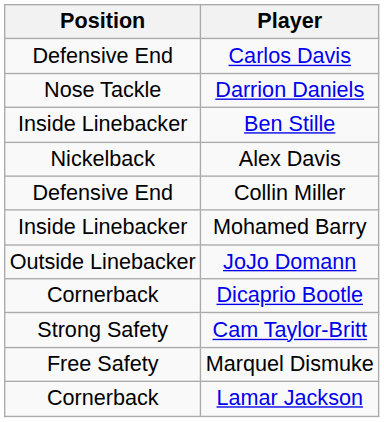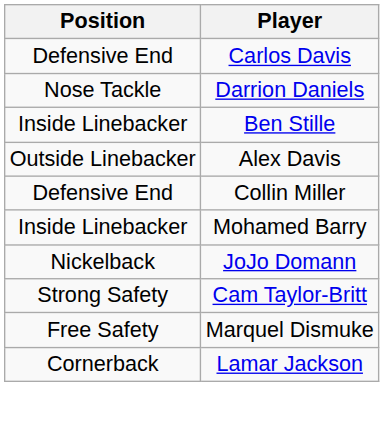(103, 158) Nickelback -> (103, 158) Outside Linebacker
(103, 261) Outside Linebacker -> (103, 261) Nickelback
- row: (290, 295)
